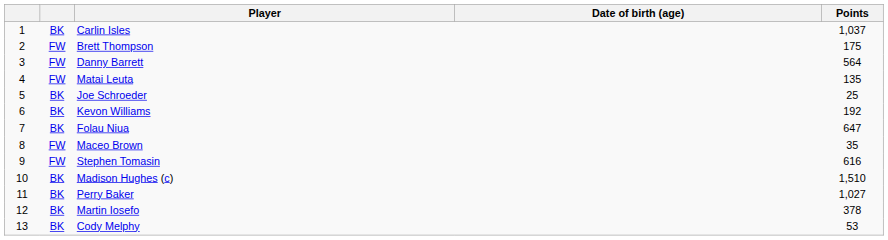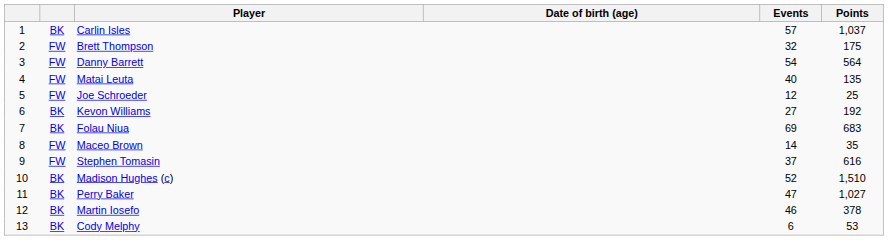+ column: (791, 13)
(57, 96) BK -> (57, 96) FW
(852, 128) 647 -> (852, 128) 683
